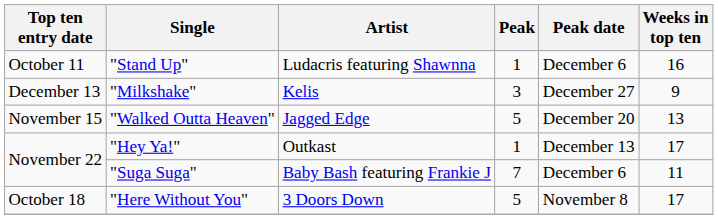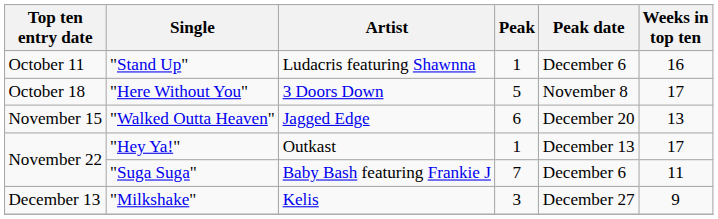rows swapped: (179, 200) <-> (153, 91)
(517, 118) 5 -> (517, 118) 6
